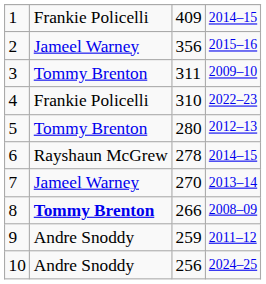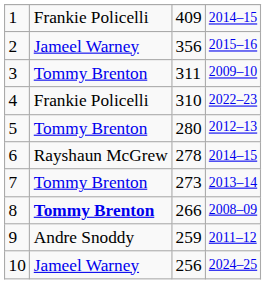(86, 182) Jameel Warney -> (91, 182) Tommy Brenton
(189, 182) 270 -> (189, 182) 273
(84, 264) Andre Snoddy -> (86, 264) Jameel Warney
